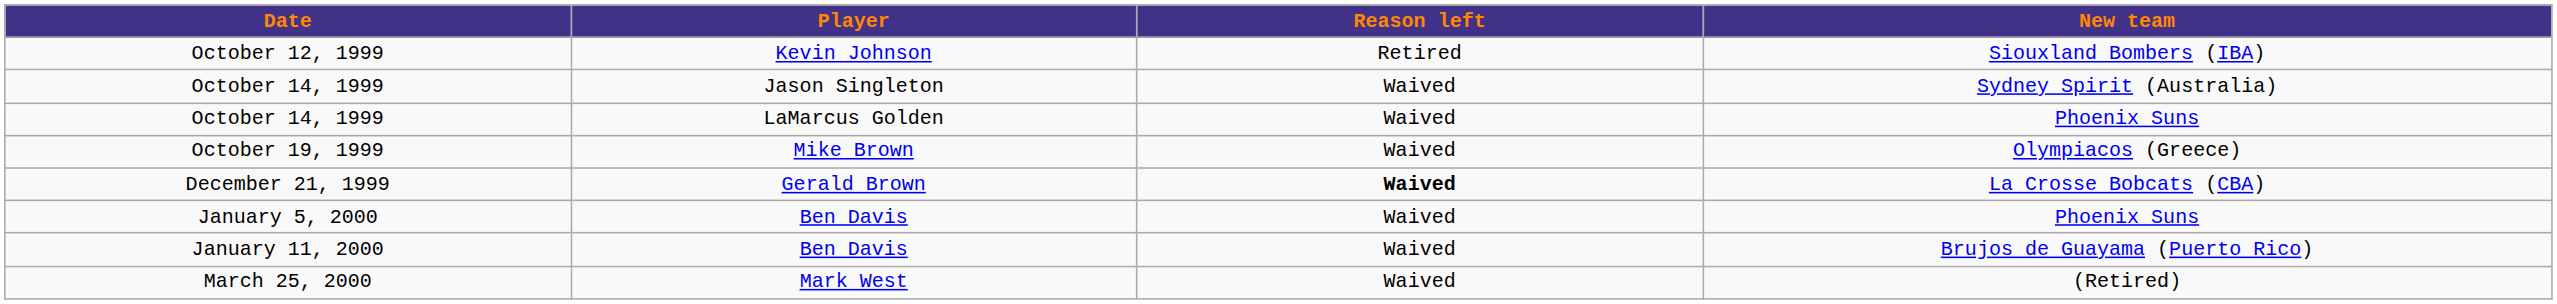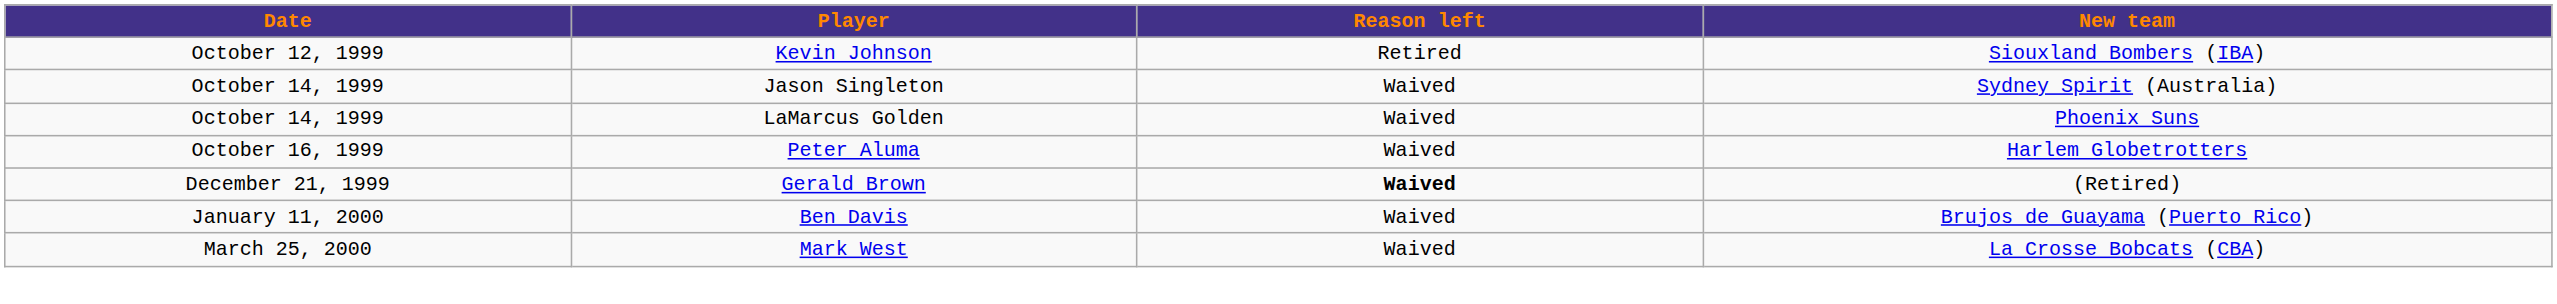+ row: (288, 152)
- row: (288, 152)
(2127, 184) La Crosse Bobcats (CBA) -> (2127, 184) (Retired)
- row: (288, 217)
(2127, 282) (Retired) -> (2127, 249) La Crosse Bobcats (CBA)
